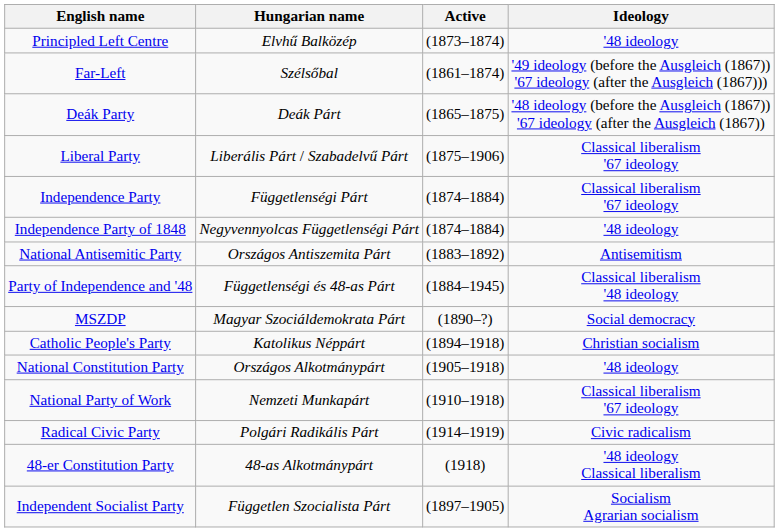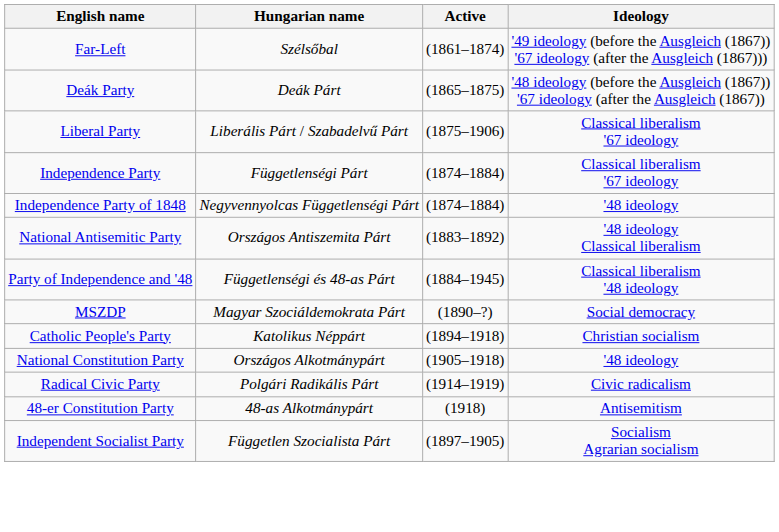- row: (100, 40)
(641, 253) Antisemitism -> (641, 238) '48 ideology Classical liberalism
- row: (100, 399)
(641, 465) '48 ideology Classical liberalism -> (641, 408) Antisemitism
